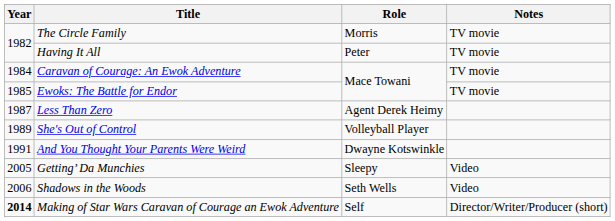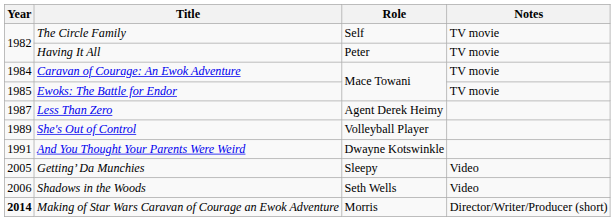(361, 33) Morris -> (354, 33) Self
(354, 206) Self -> (361, 206) Morris
